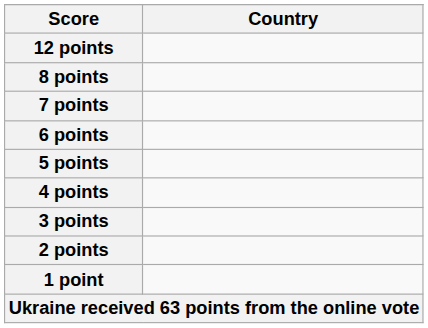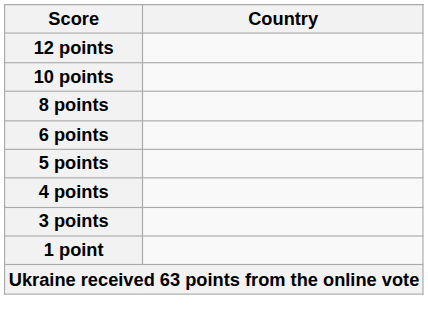+ row: (74, 76)
- row: (74, 105)
- row: (74, 250)
